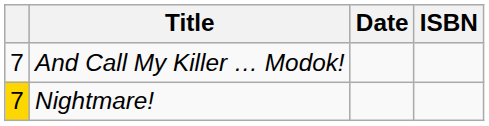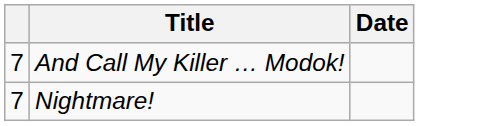- column: (449, 23)
(17, 100) gold background -> (17, 100) no background
